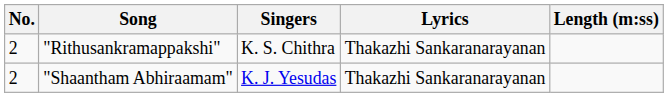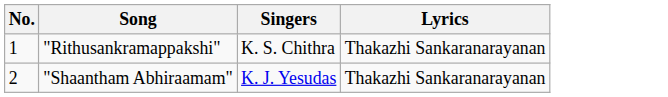- column: (606, 19)
(13, 48) 2 -> (13, 48) 1
